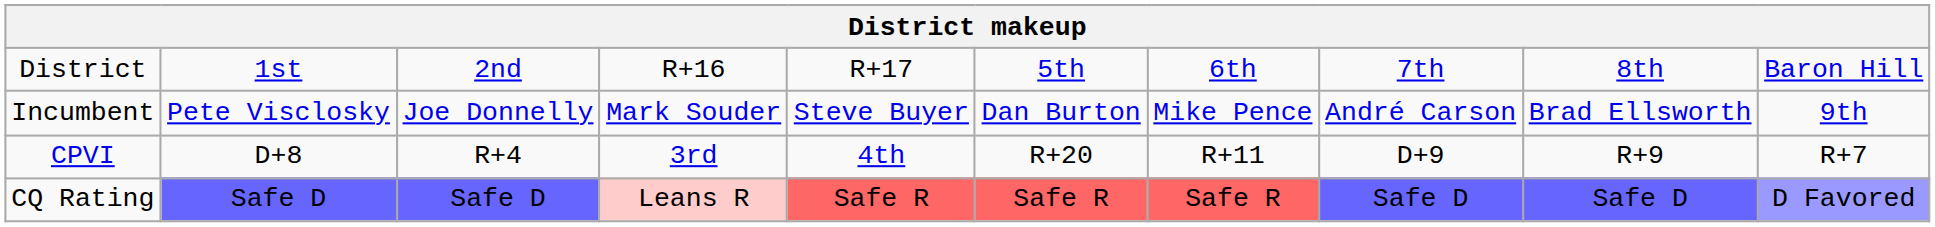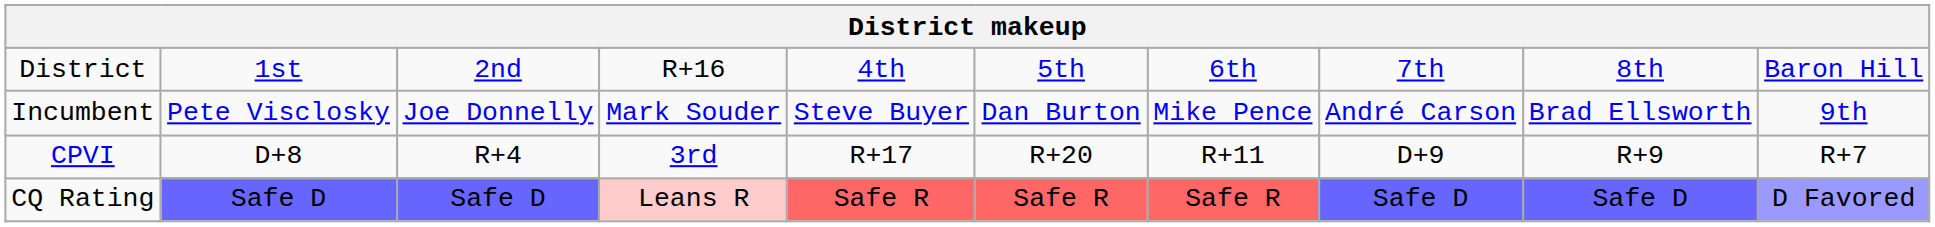(881, 70) R+17 -> (881, 70) 4th
(881, 156) 4th -> (881, 156) R+17
